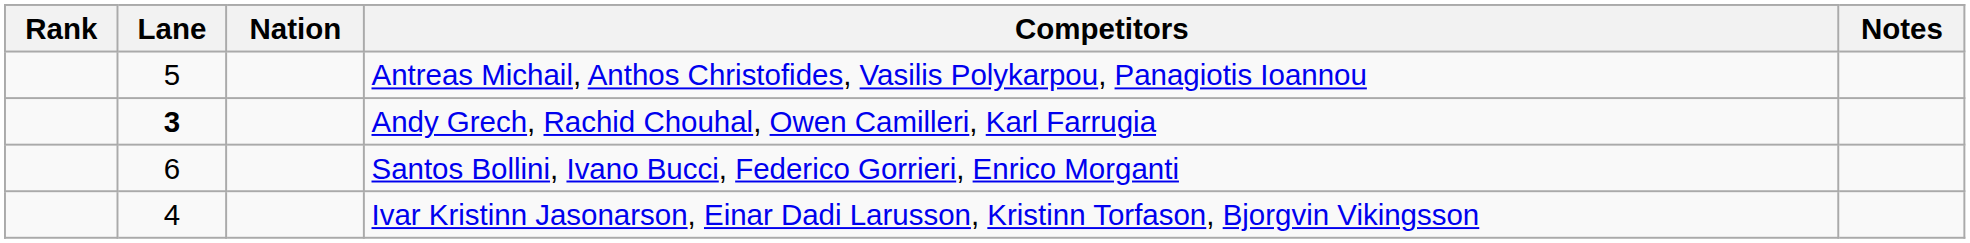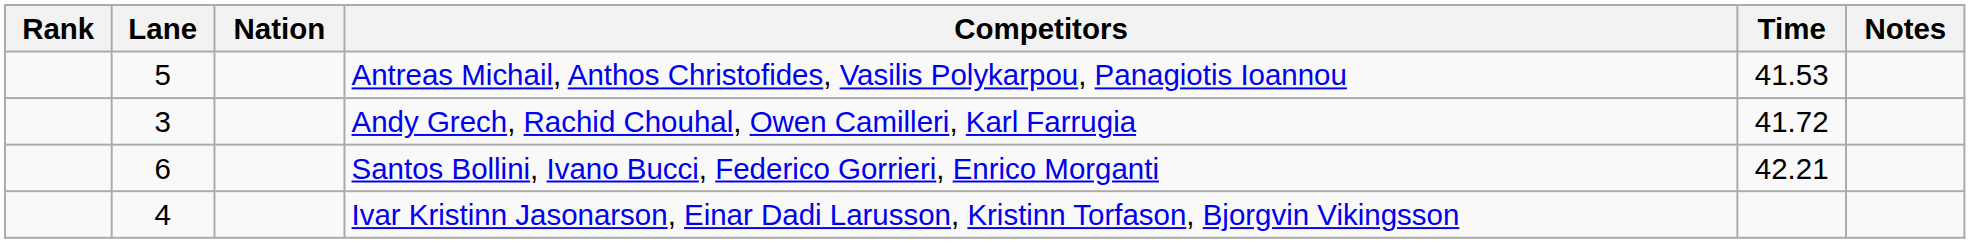+ column: (1792, 28)
(172, 122) bold -> (163, 122) normal
